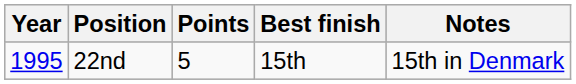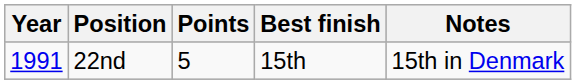(36, 61) 1995 -> (36, 61) 1991
